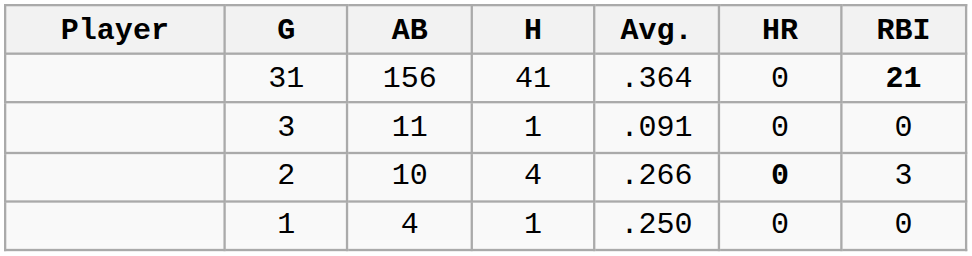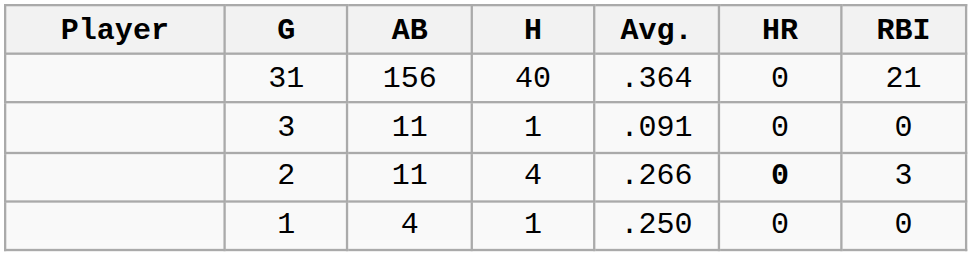(533, 79) 41 -> (533, 79) 40
(903, 79) bold -> (903, 79) normal
(410, 176) 10 -> (410, 176) 11
